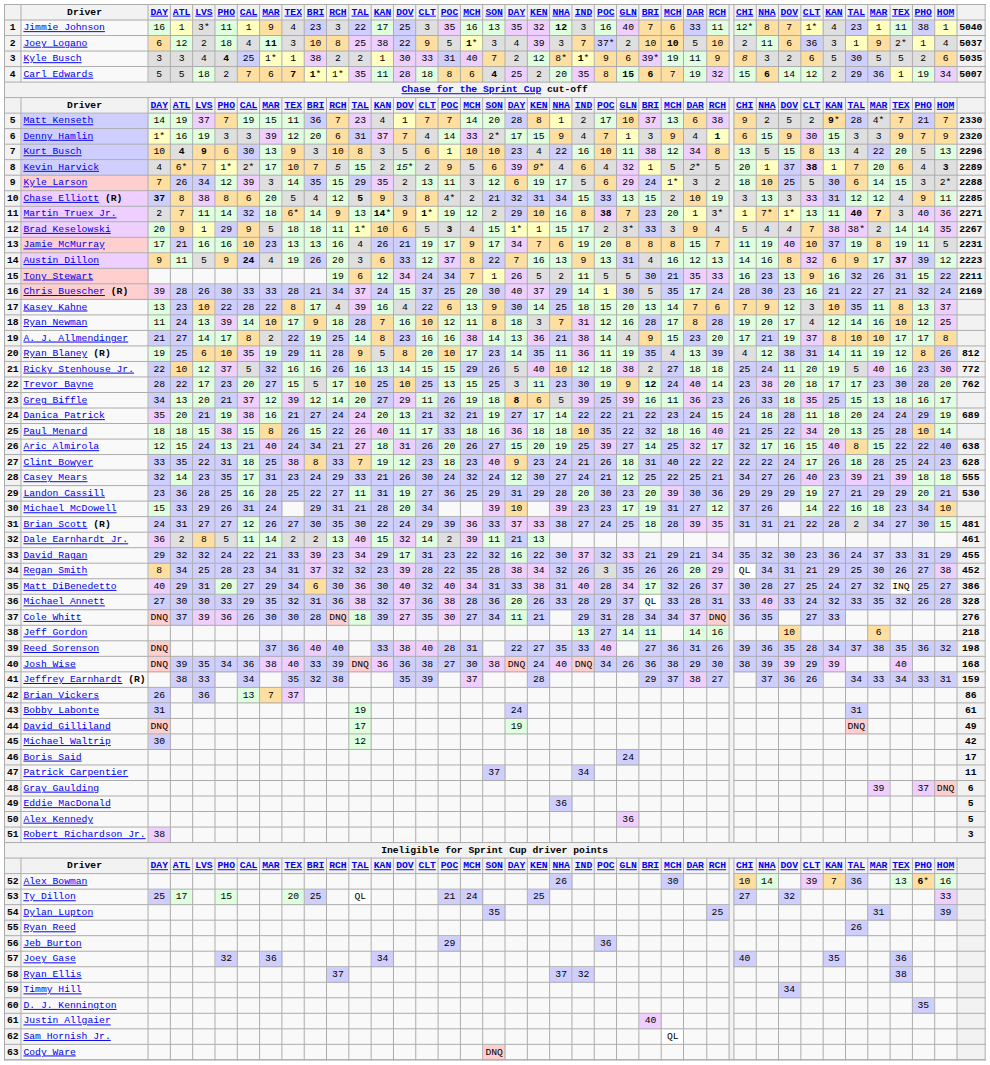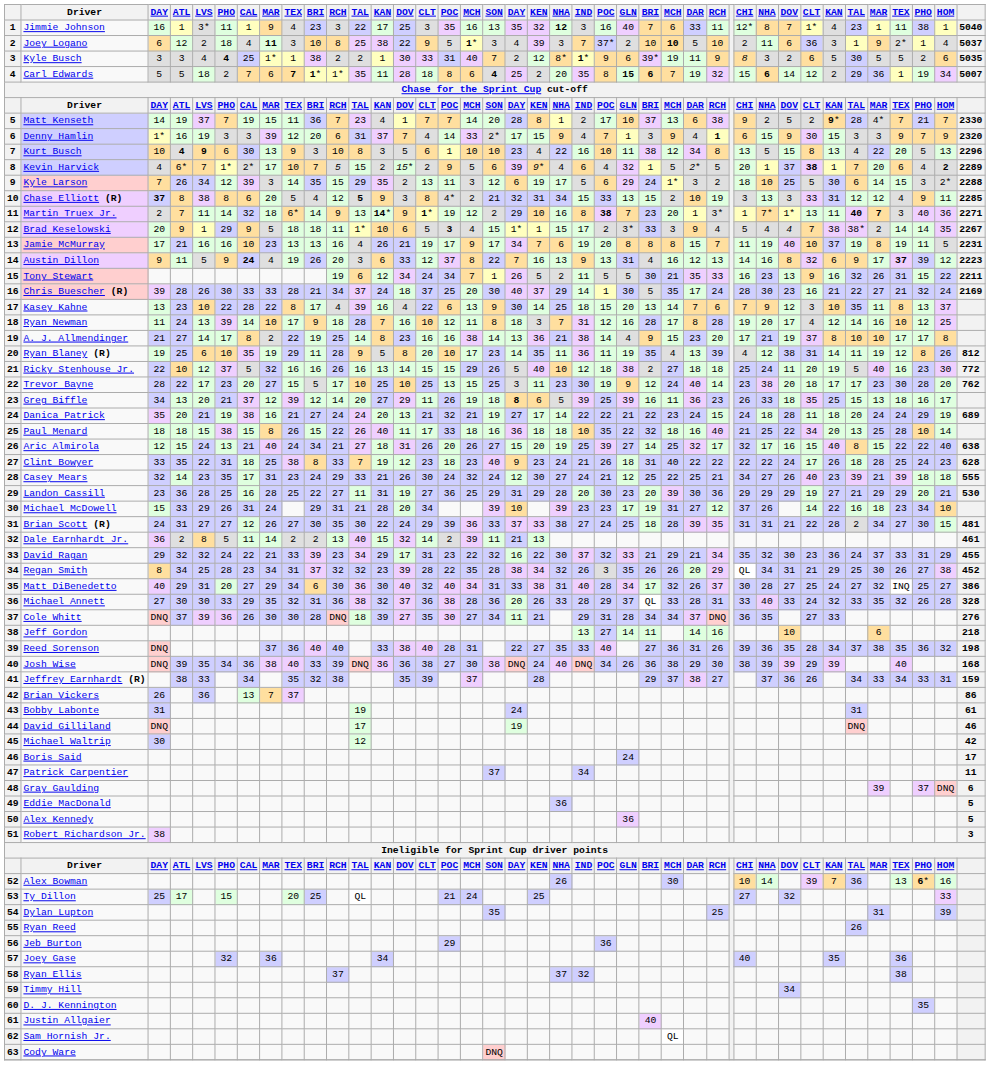(946, 167) 3 -> (946, 167) 2
(405, 292) 15 -> (405, 292) 18
(650, 385) bold -> (650, 385) normal
(971, 726) 49 -> (971, 726) 46
